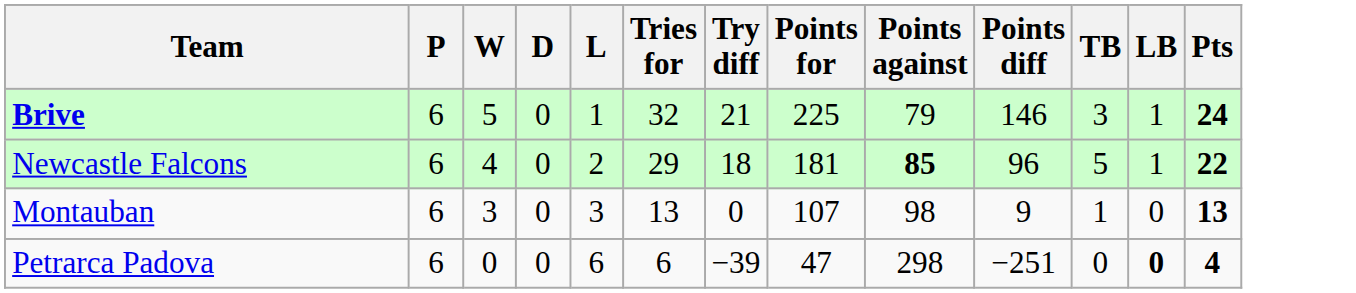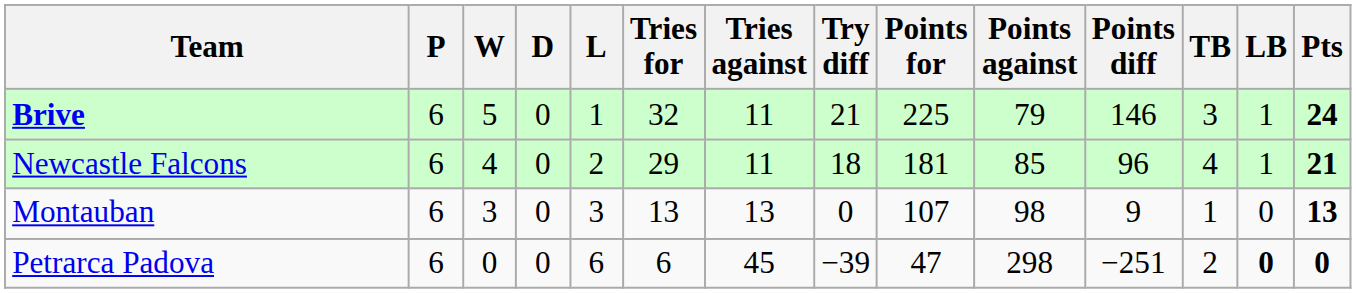+ column: (759, 46)
(920, 163) bold -> (1030, 163) normal
(1100, 163) 5 -> (1210, 163) 4
(1212, 163) 22 -> (1322, 163) 21
(1100, 262) 0 -> (1210, 262) 2
(1212, 262) 4 -> (1322, 262) 0
